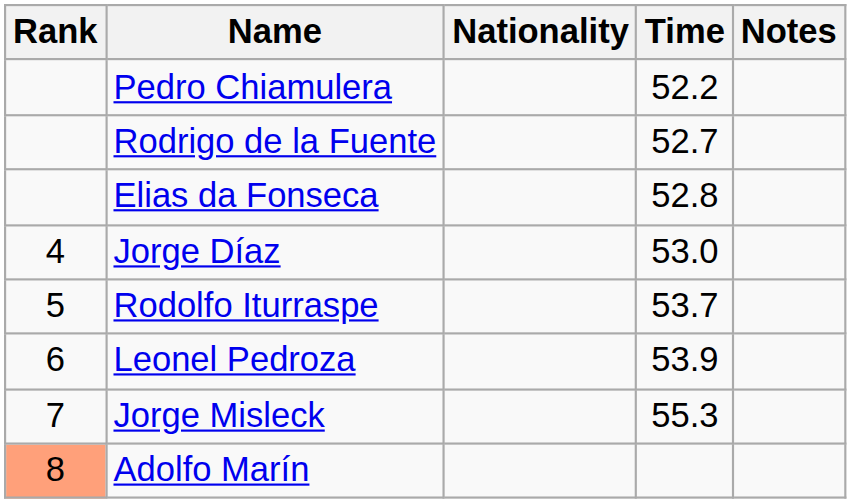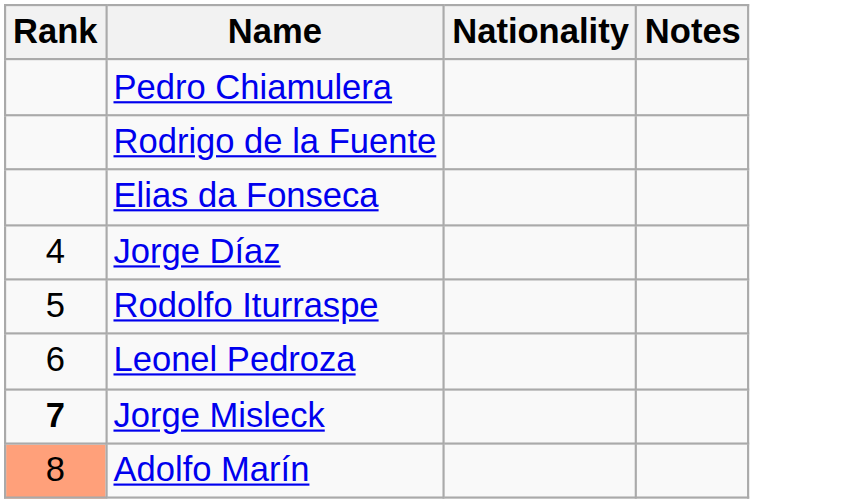- column: (685, 31)
(55, 415) normal -> (55, 415) bold
